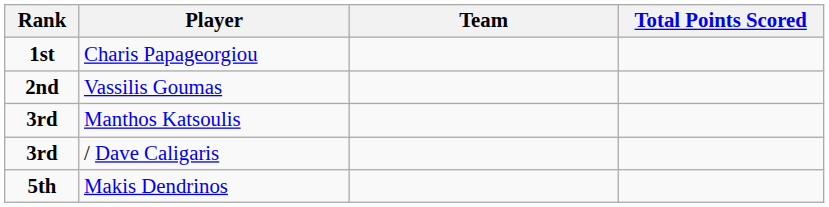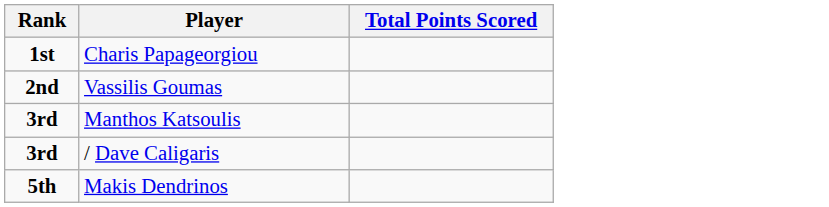- column: (484, 20)
